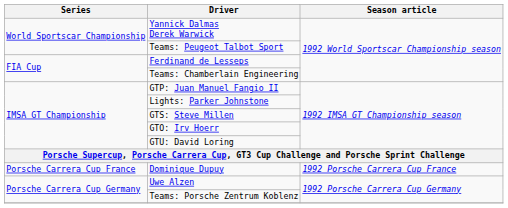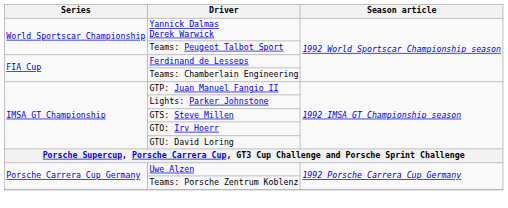- row: (187, 169)
